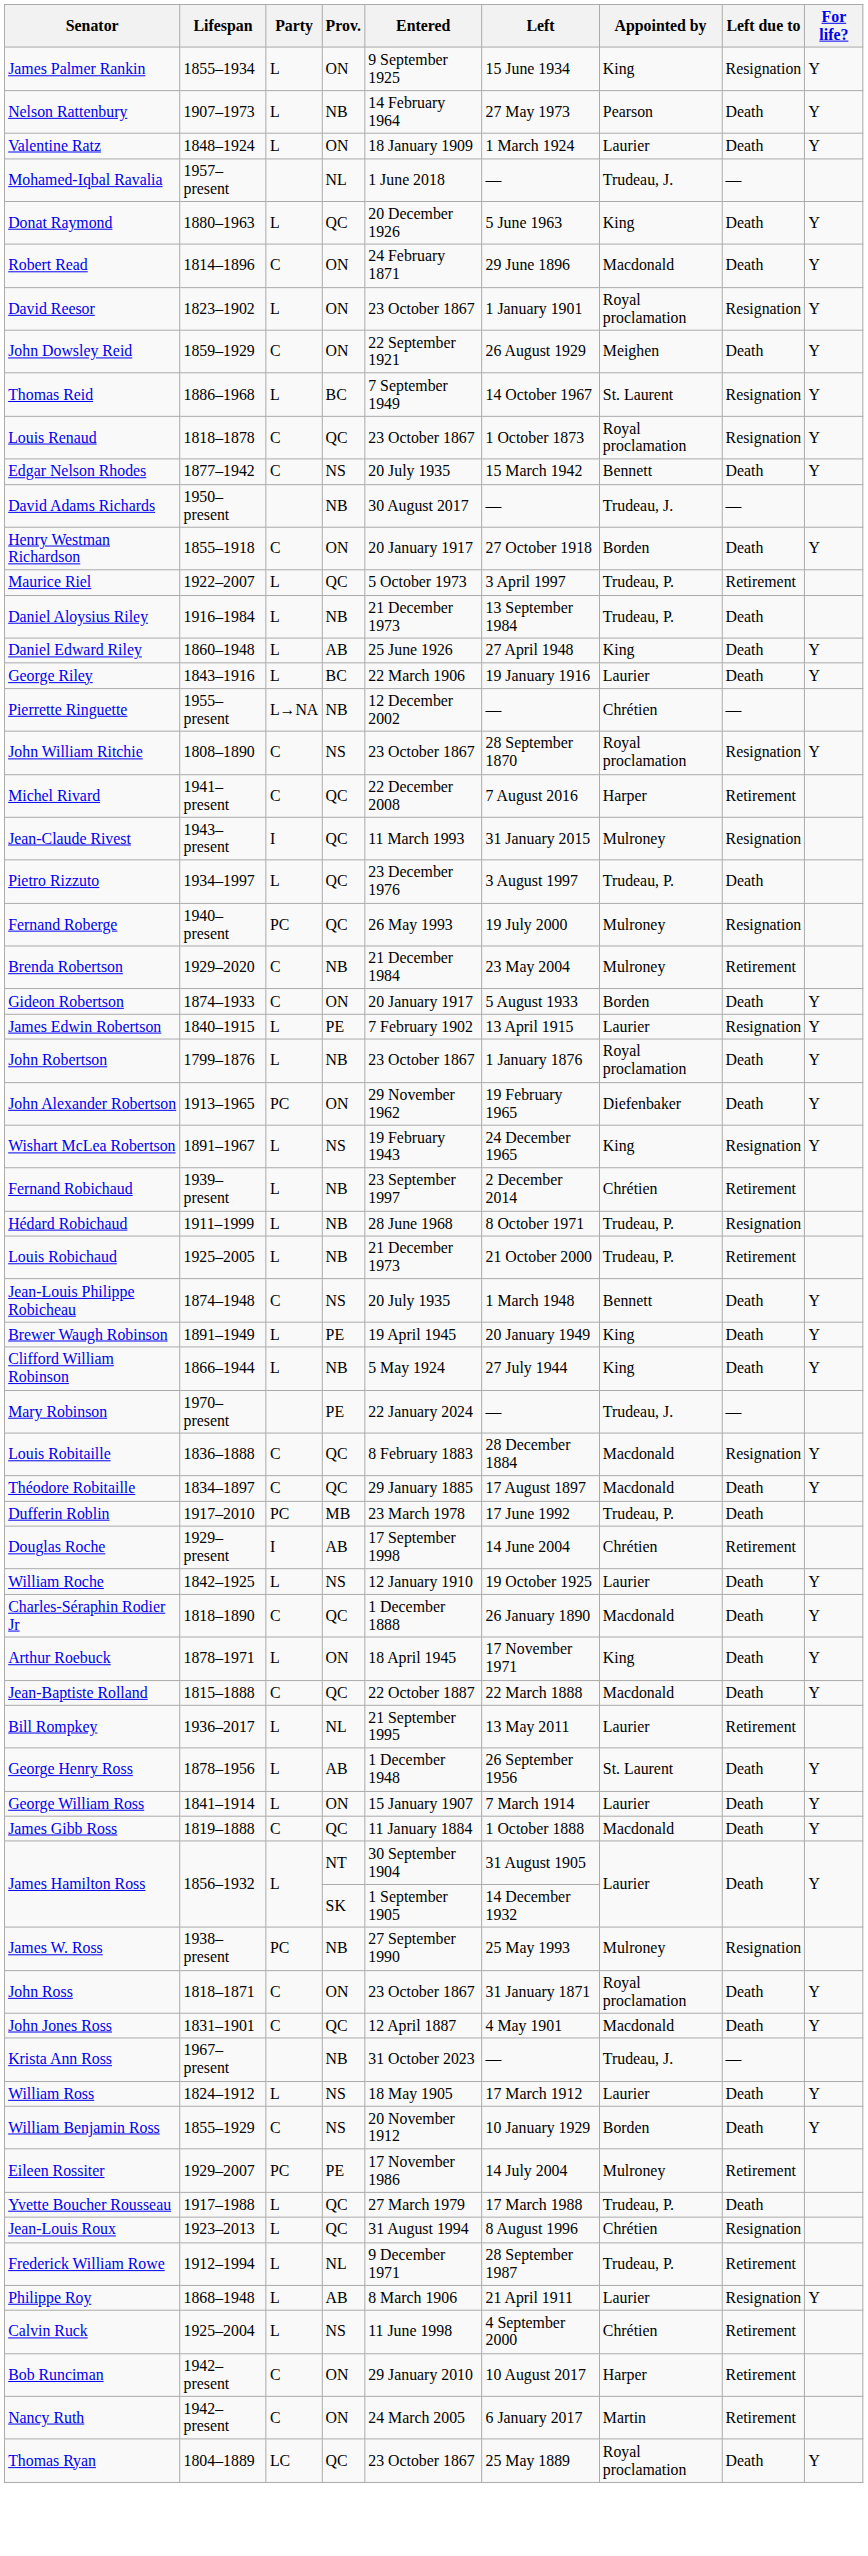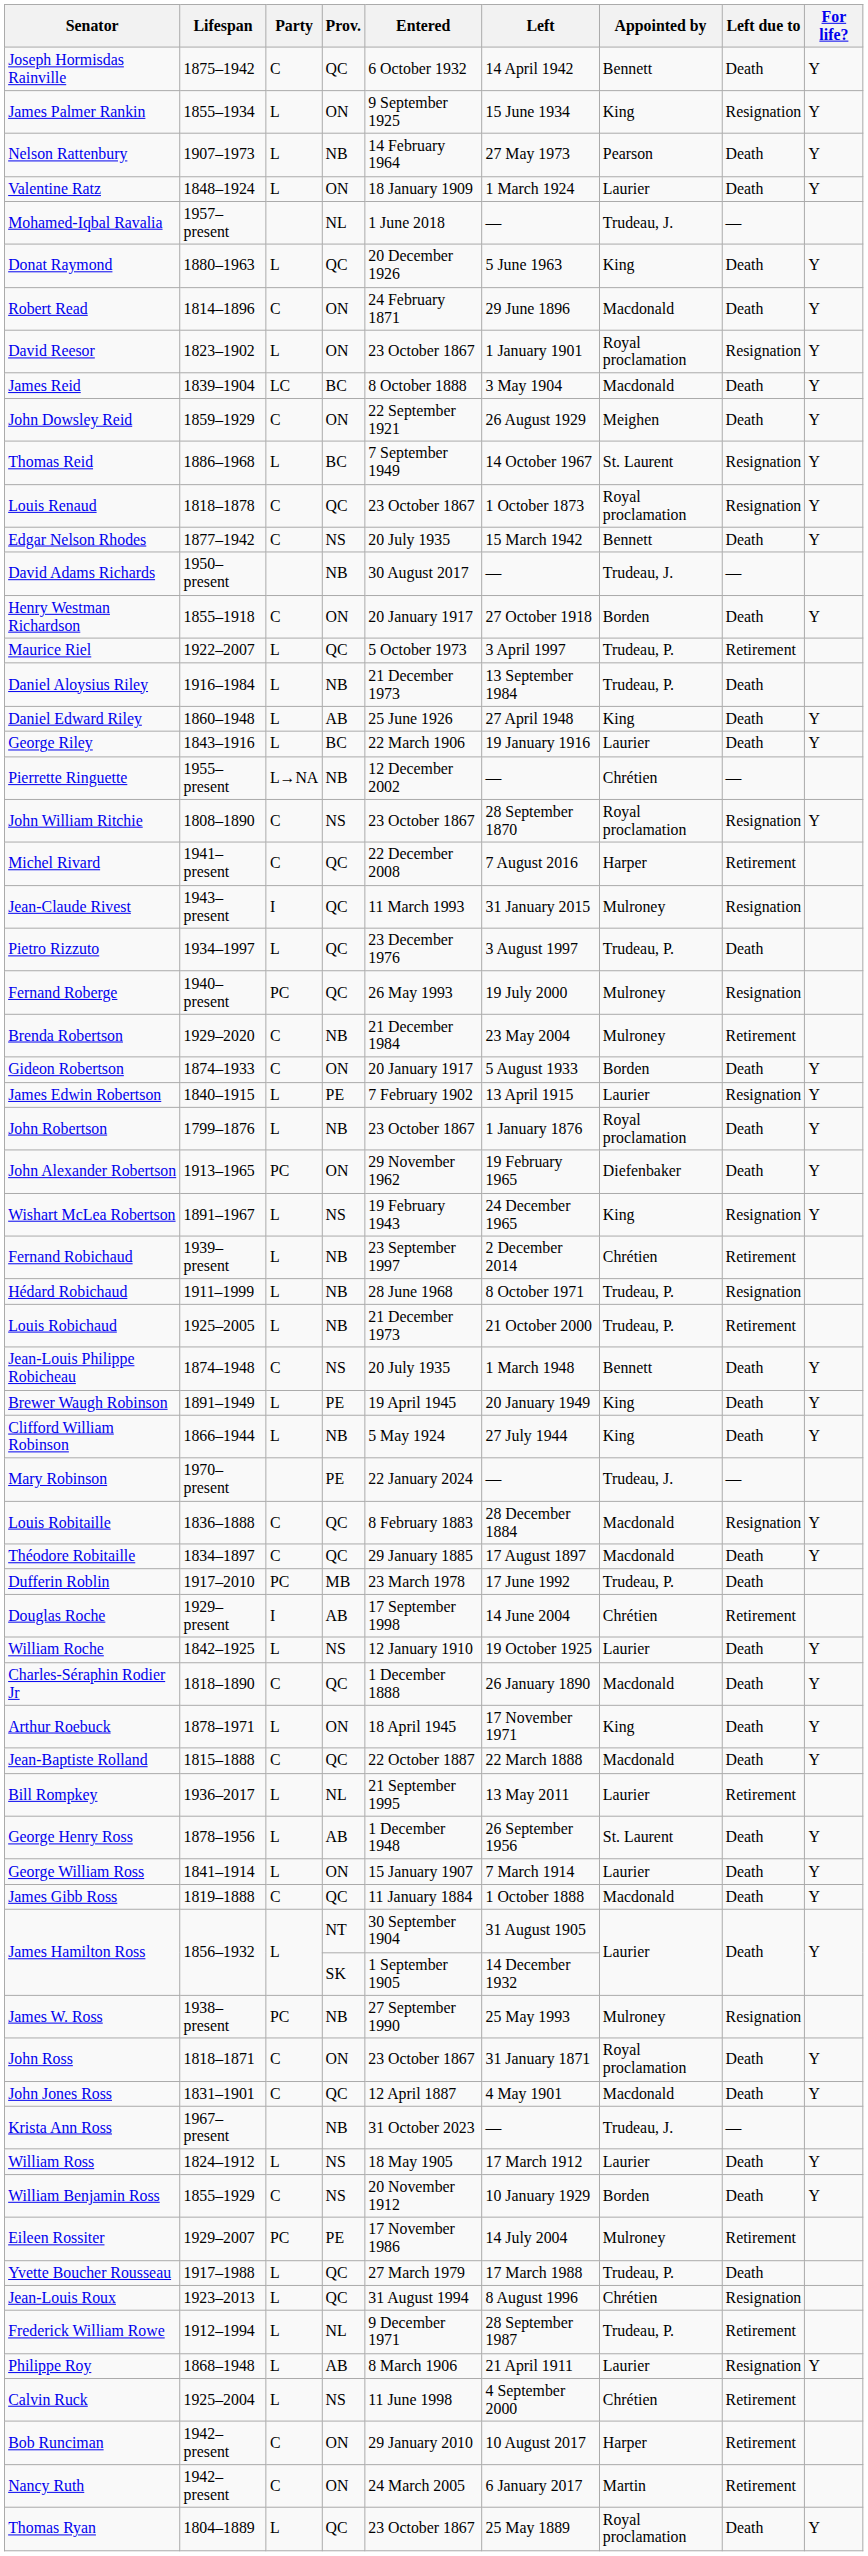+ row: (66, 68)
+ row: (44, 385)
(280, 2460) LC -> (275, 2528) L
